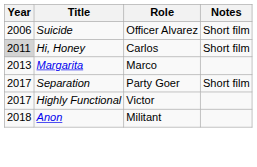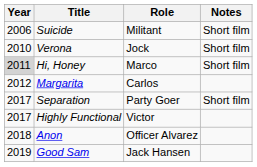(162, 30) Officer Alvarez -> (144, 30) Militant
+ row: (54, 48)
(142, 48) Carlos -> (142, 65) Marco
(19, 65) 2013 -> (19, 83) 2012
(142, 65) Marco -> (142, 83) Carlos
(144, 118) Militant -> (162, 135) Officer Alvarez
+ row: (63, 153)
